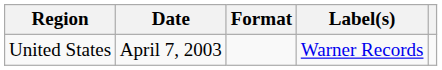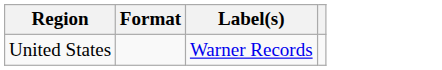- column: (171, 19)
